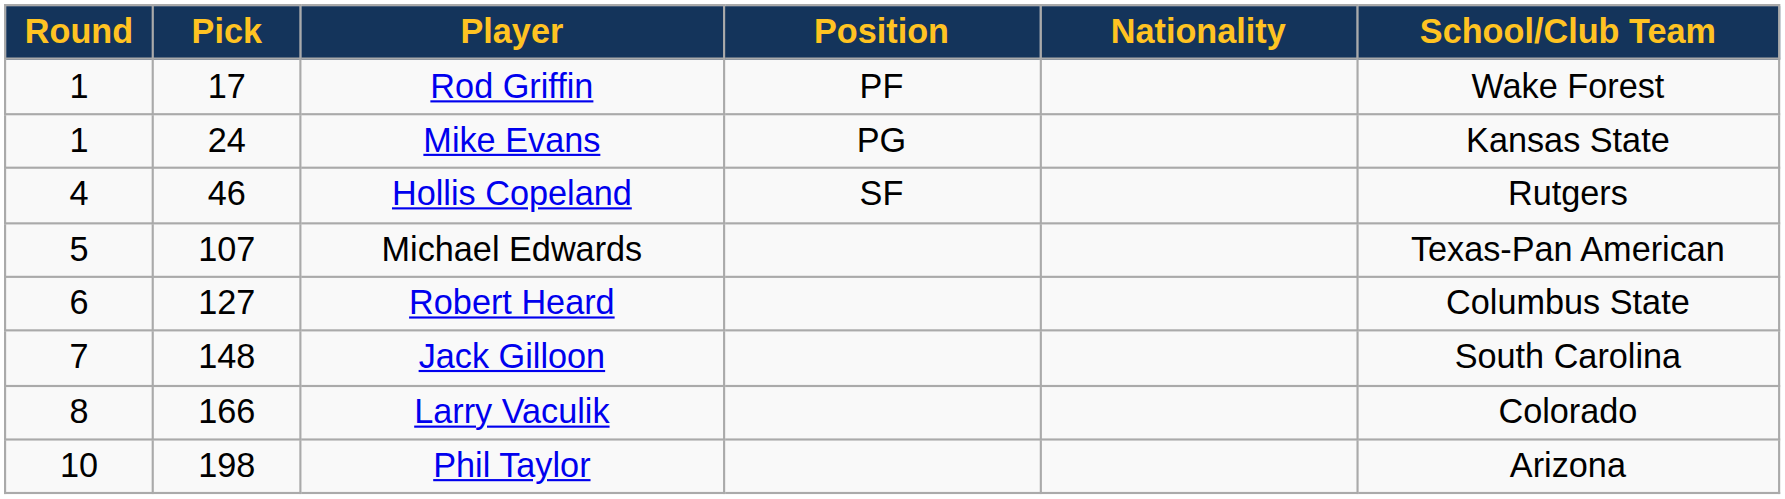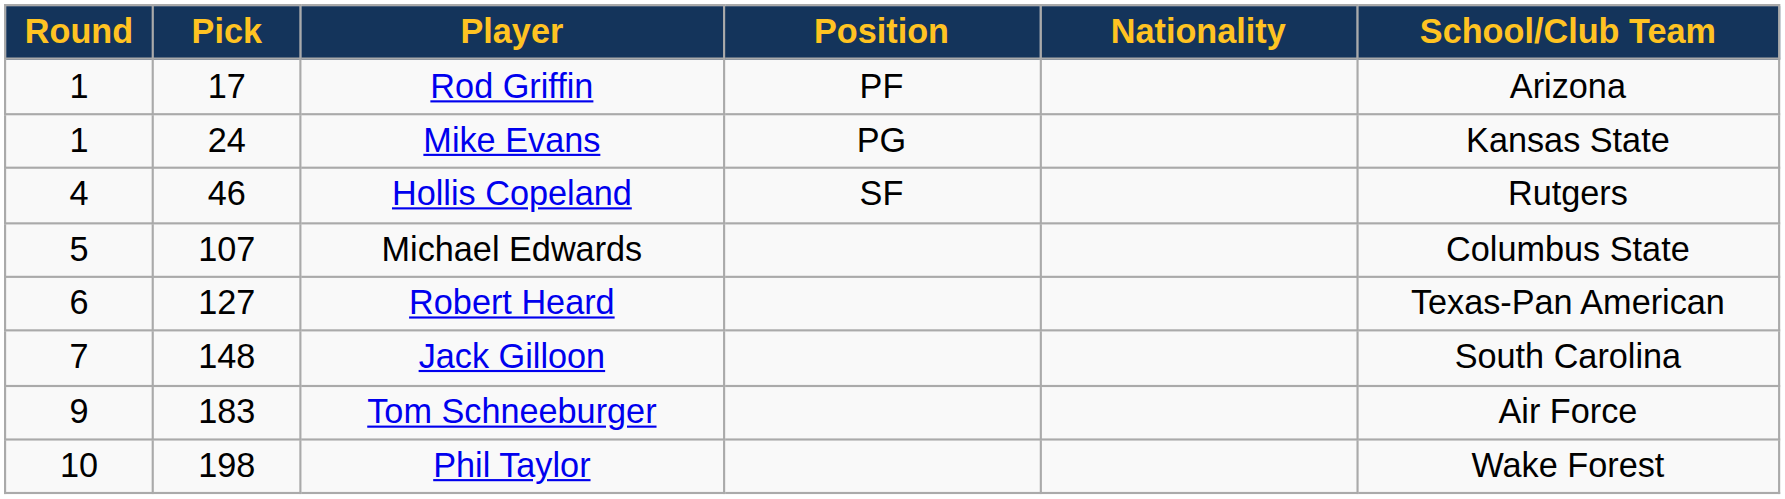(1568, 85) Wake Forest -> (1568, 85) Arizona
(1568, 248) Texas-Pan American -> (1568, 248) Columbus State
(1568, 303) Columbus State -> (1568, 303) Texas-Pan American
- row: (512, 411)
+ row: (512, 411)
(1568, 466) Arizona -> (1568, 466) Wake Forest
